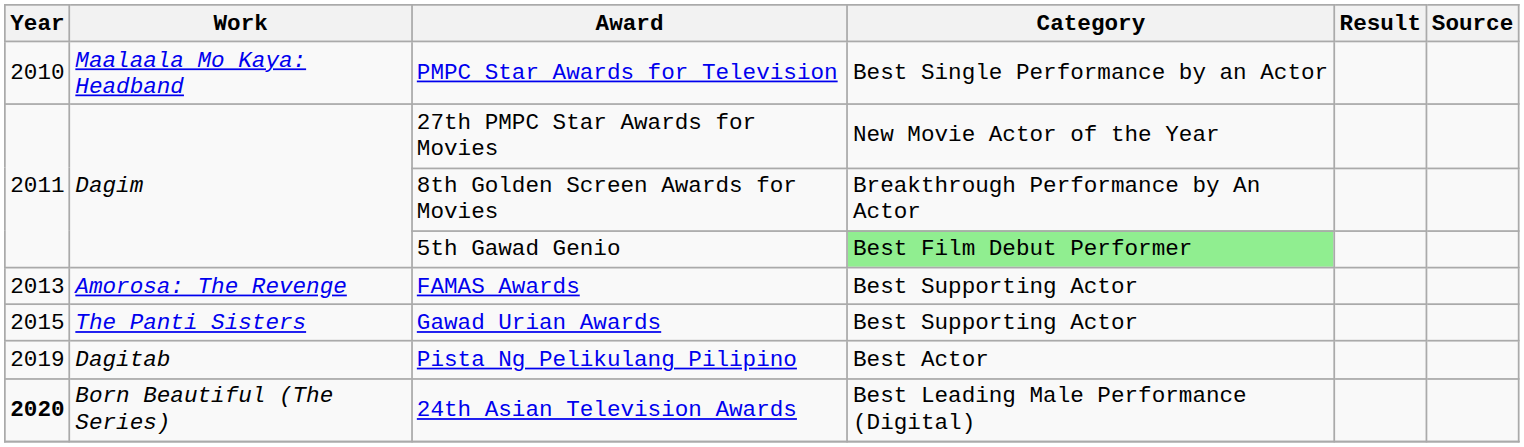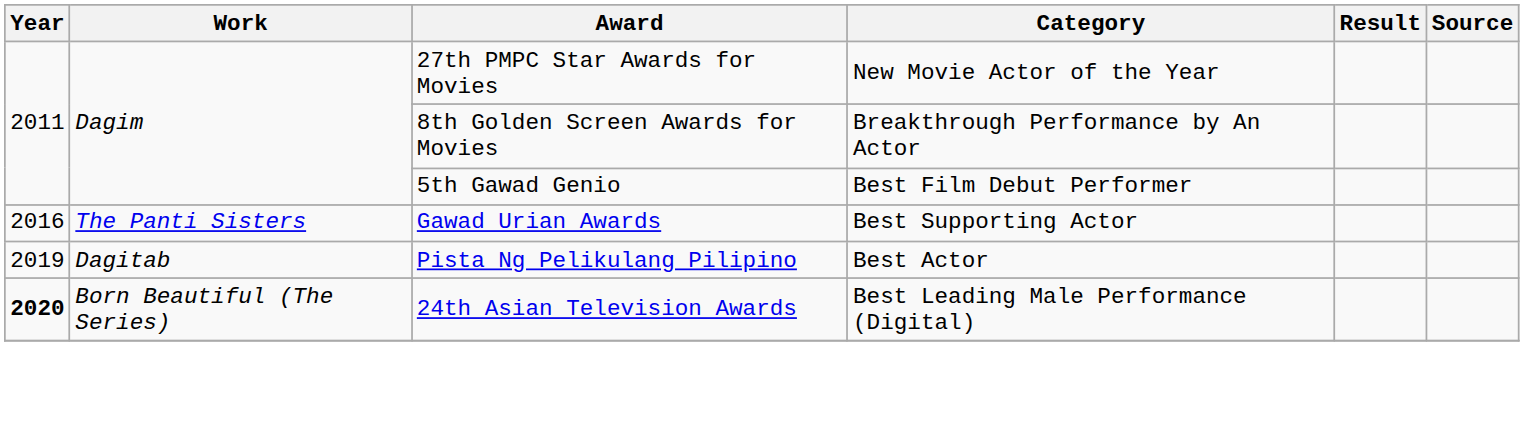- row: (627, 73)
(1023, 249) lightgreen background -> (1023, 186) no background
- row: (498, 286)
(37, 323) 2015 -> (37, 223) 2016
